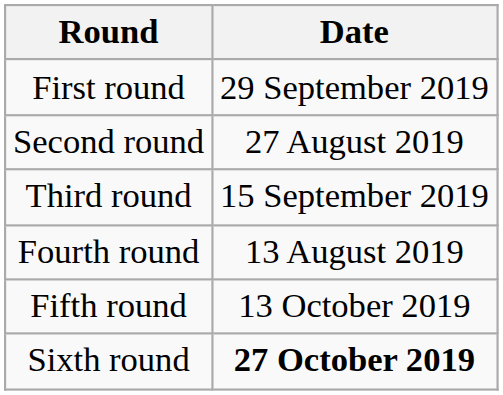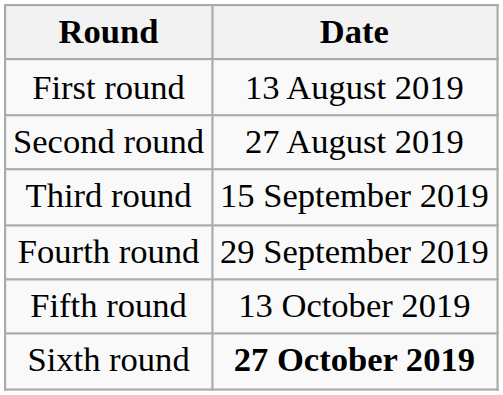(354, 86) 29 September 2019 -> (354, 86) 13 August 2019
(354, 251) 13 August 2019 -> (354, 251) 29 September 2019
